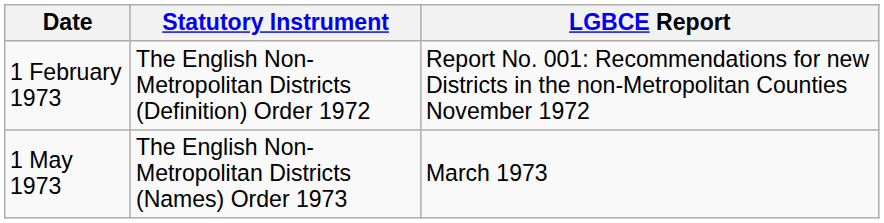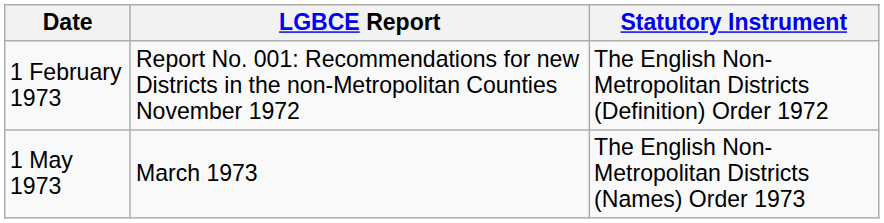columns swapped: (276, 22) <-> (650, 22)
